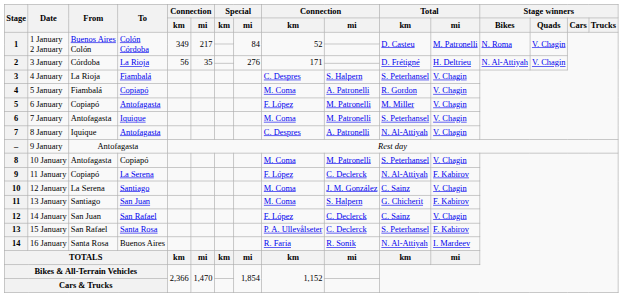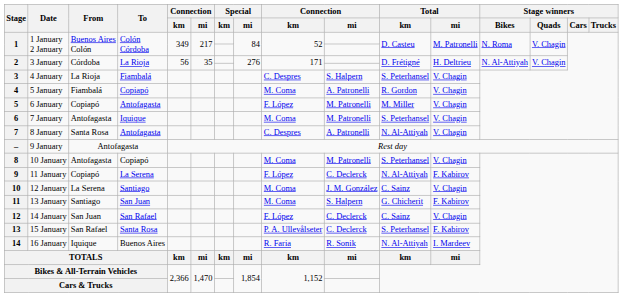(84, 132) Iquique -> (90, 132) Santa Rosa
(90, 243) Santa Rosa -> (84, 243) Iquique
